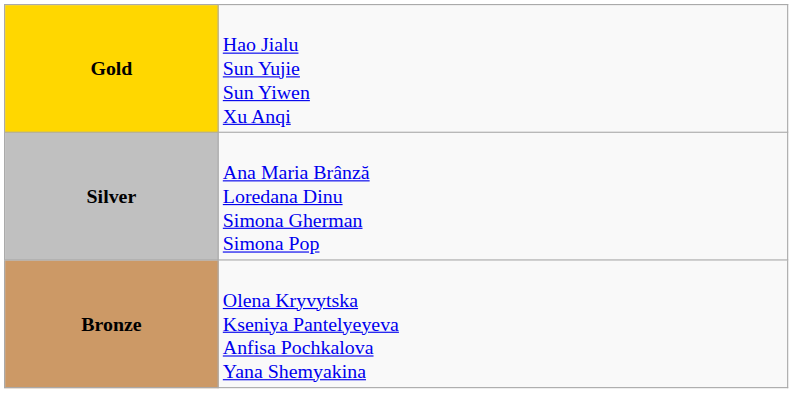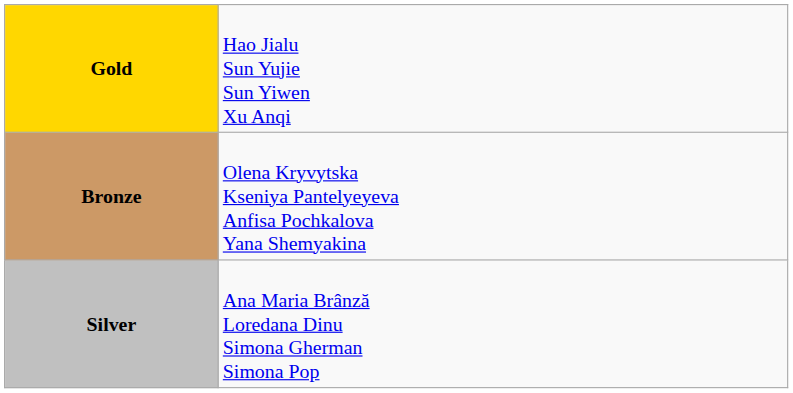rows swapped: (111, 195) <-> (111, 323)
